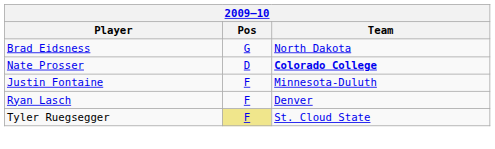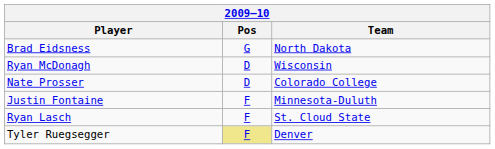+ row: (49, 65)
(326, 65) bold -> (326, 83) normal
(293, 100) Denver -> (322, 117) St. Cloud State
(322, 117) St. Cloud State -> (293, 135) Denver
